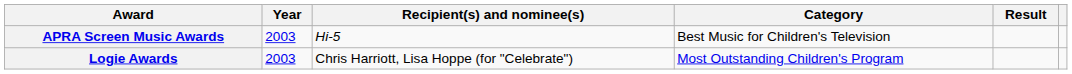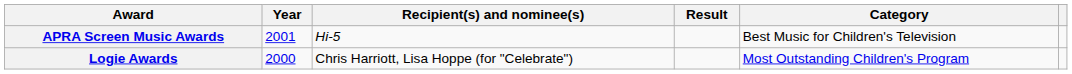columns swapped: (834, 15) <-> (1026, 15)
(280, 36) 2003 -> (280, 36) 2001
(280, 58) 2003 -> (280, 58) 2000
